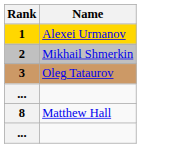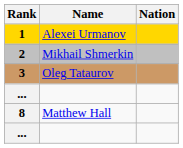+ column: (157, 14)
